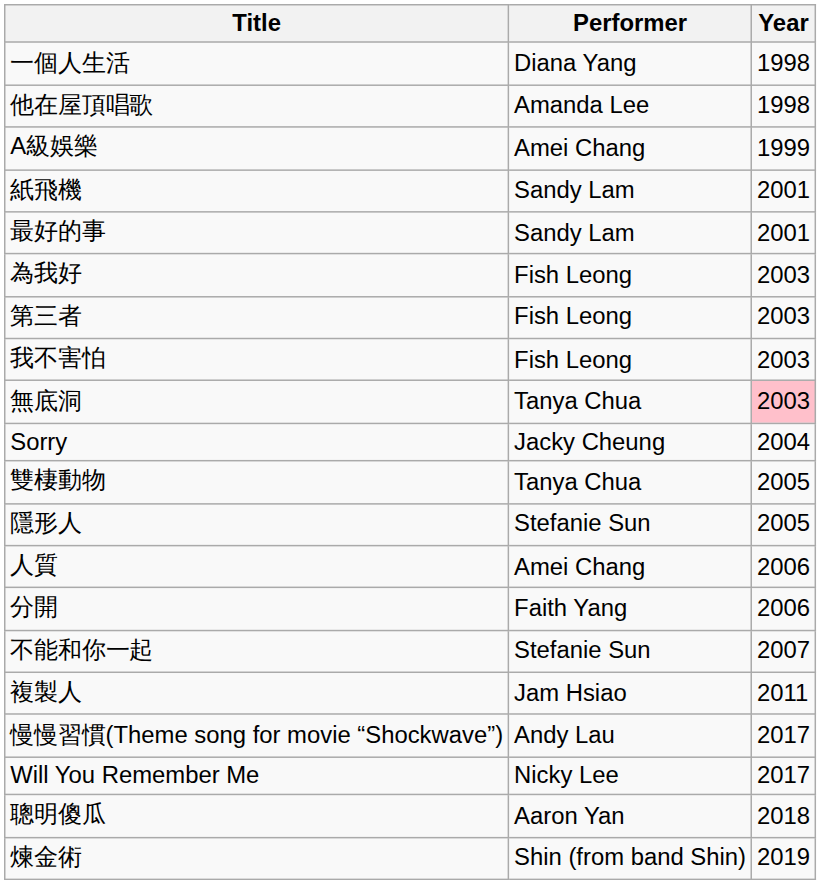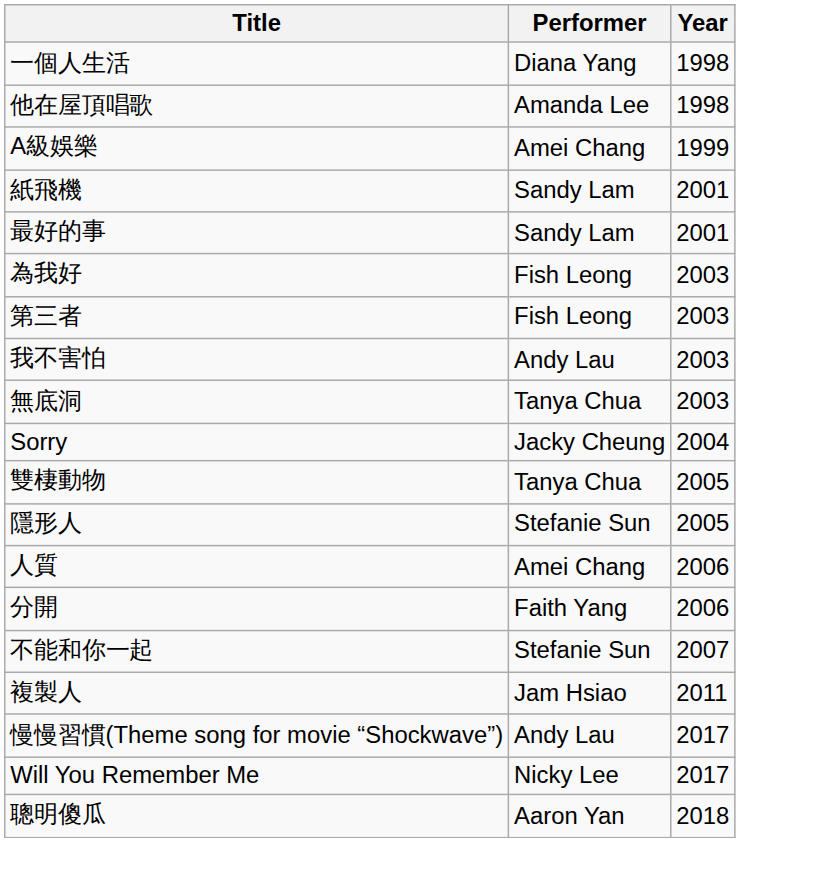(573, 359) Fish Leong -> (564, 359) Andy Lau
(783, 401) pink background -> (703, 401) no background
- row: (46, 857)
